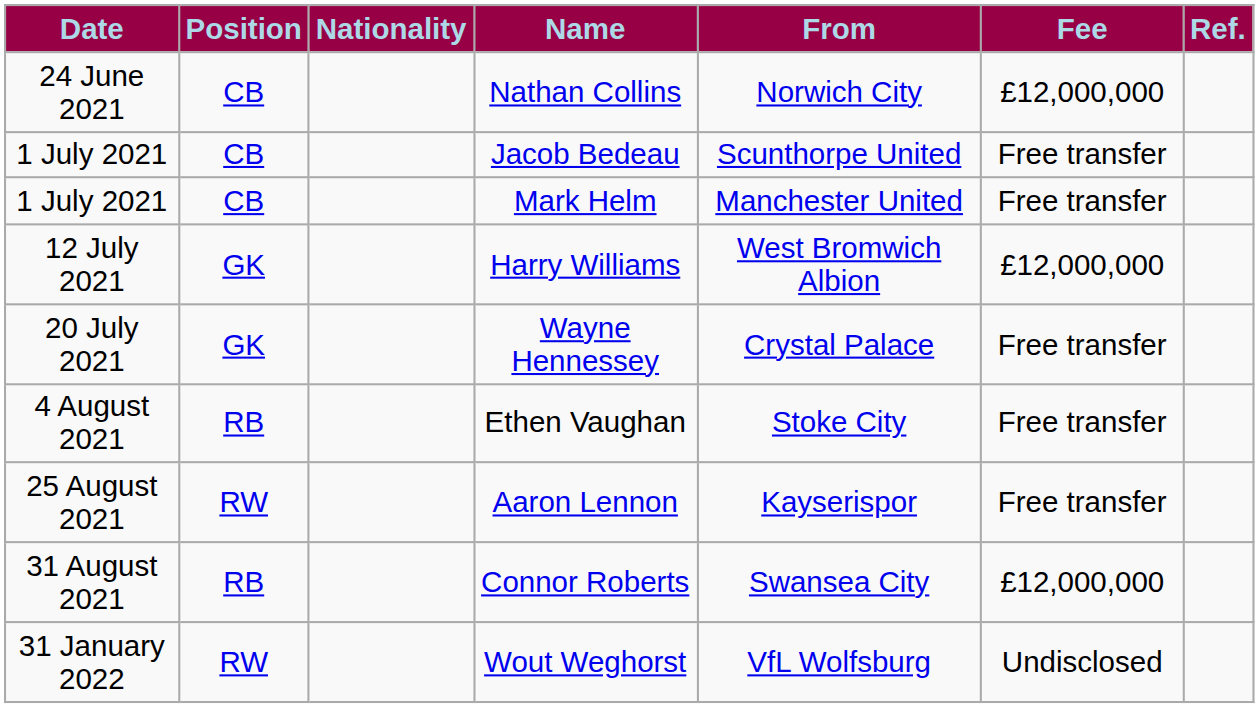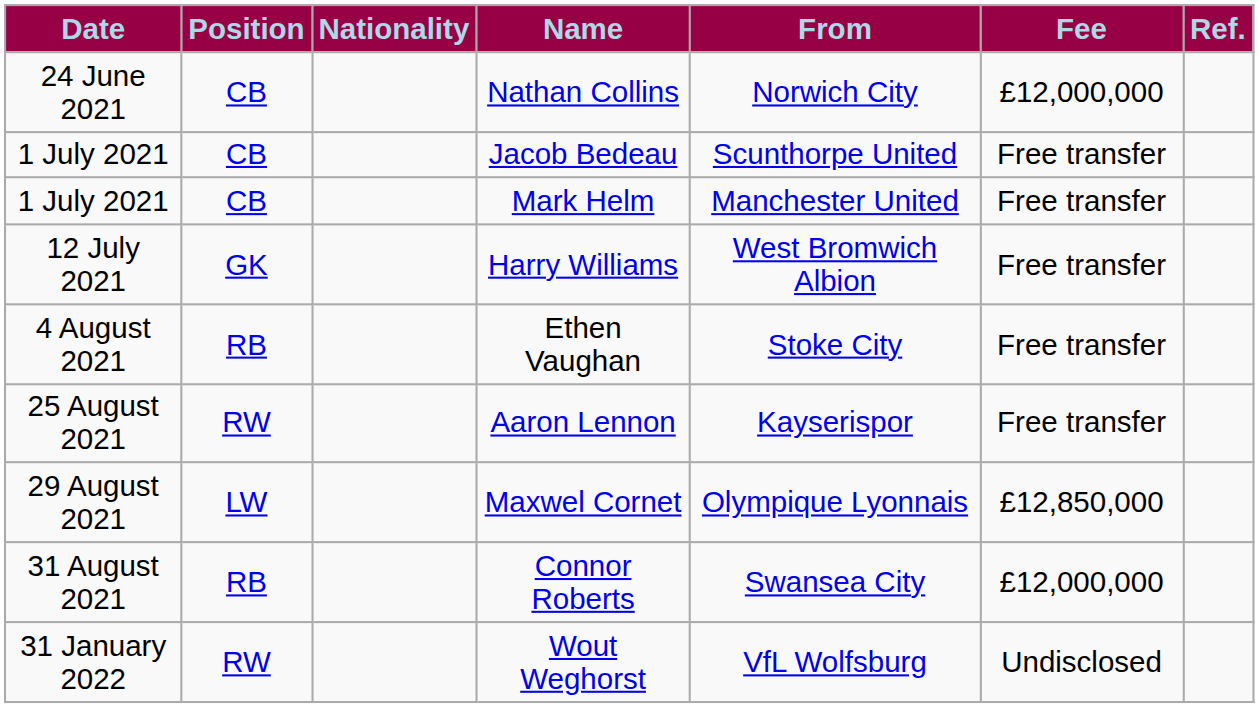(1082, 264) £12,000,000 -> (1082, 264) Free transfer
- row: (585, 344)
+ row: (583, 503)
